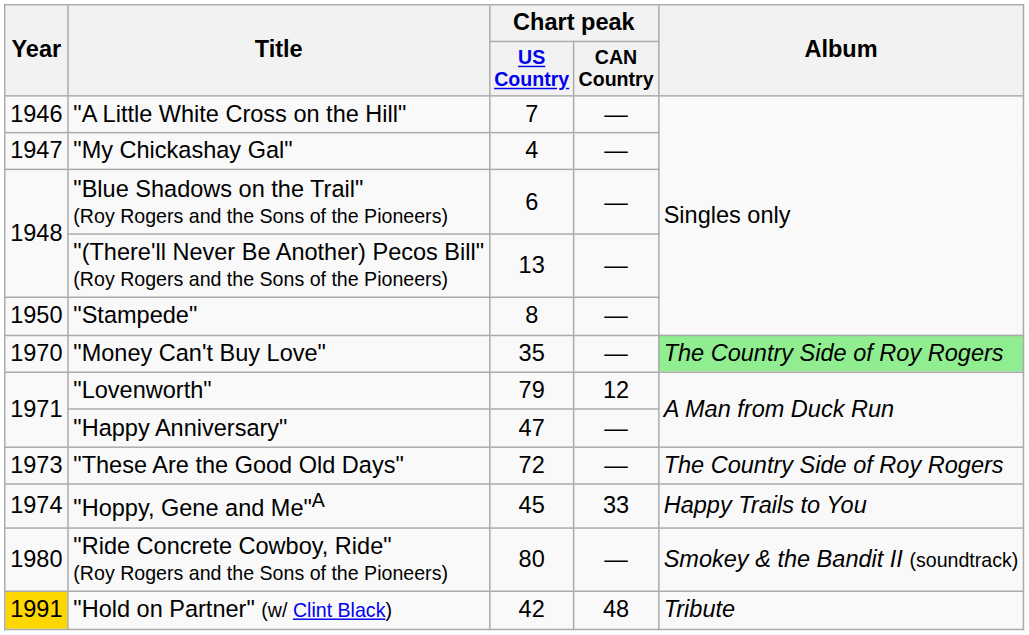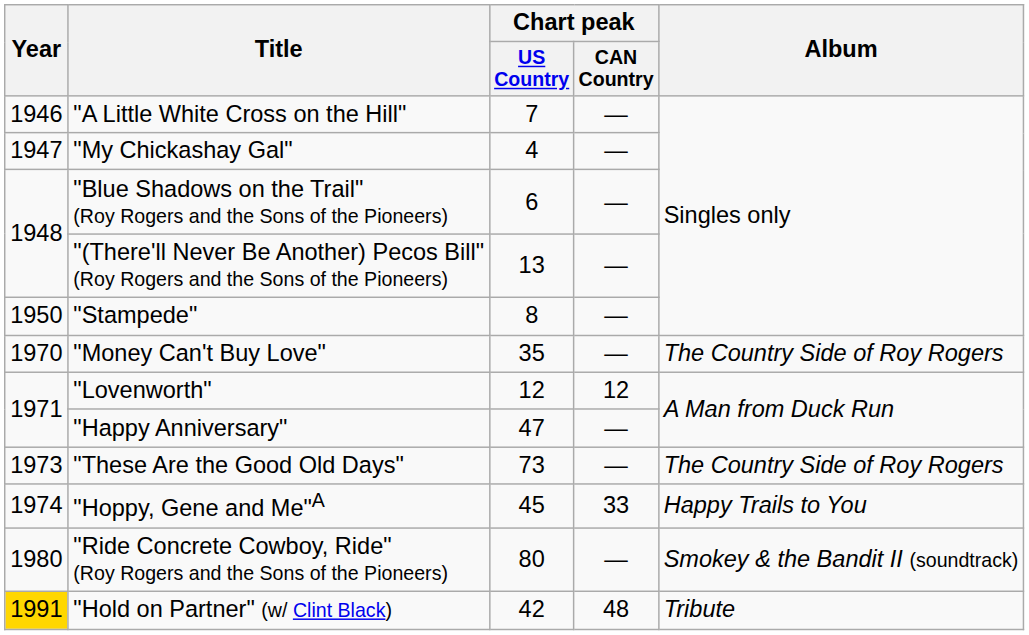(834, 353) lightgreen background -> (834, 353) no background
(532, 390) 79 -> (532, 390) 12
(532, 465) 72 -> (532, 465) 73
